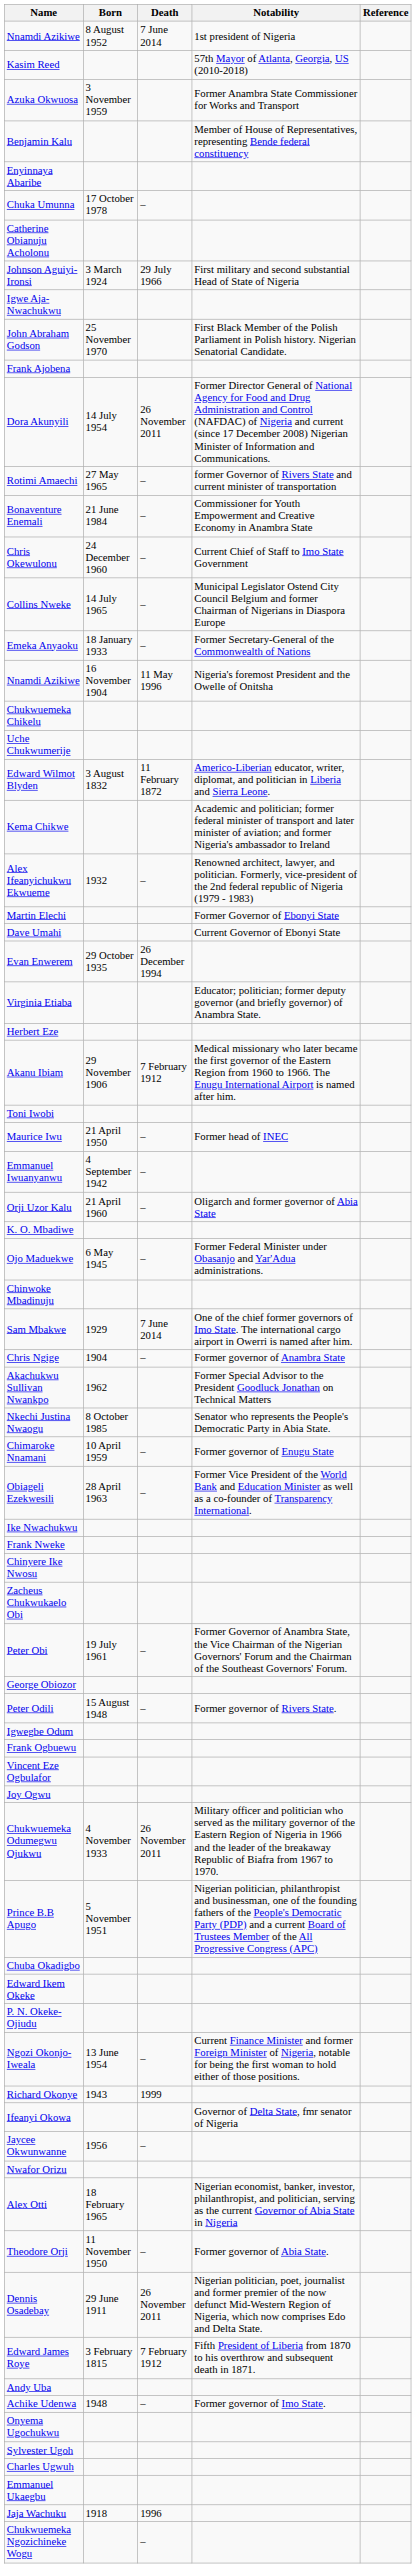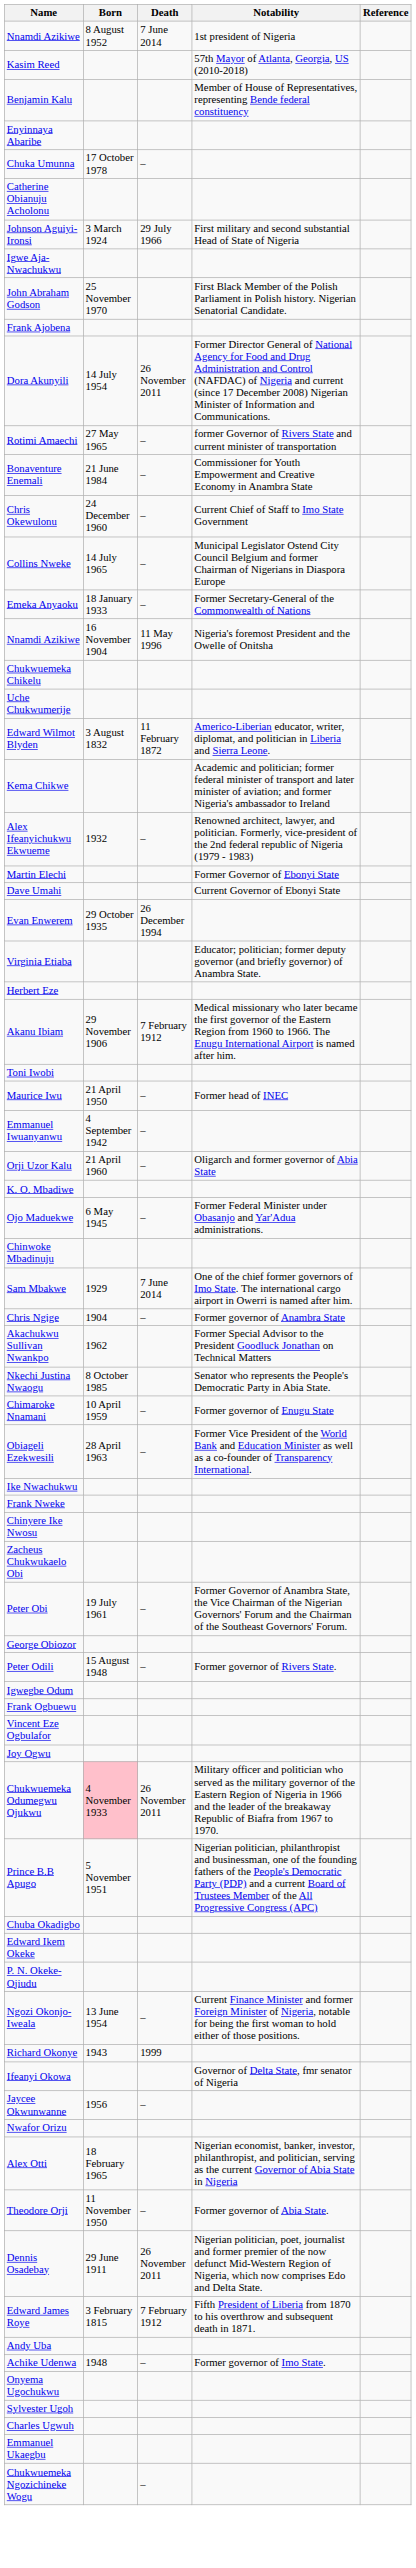- row: (42, 100)
(108, 1841) no background -> (108, 1800) pink background
- row: (36, 2513)
